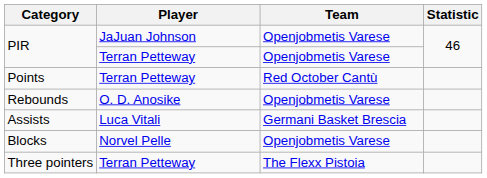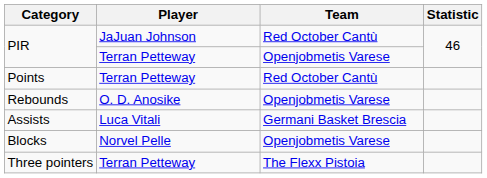(326, 36) Openjobmetis Varese -> (320, 36) Red October Cantù
